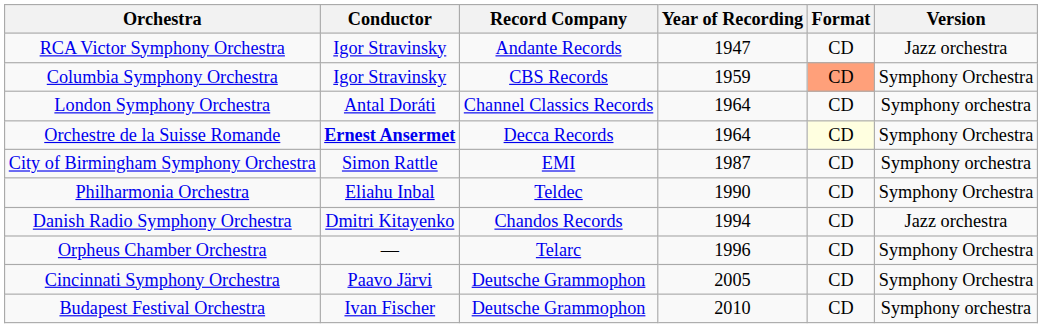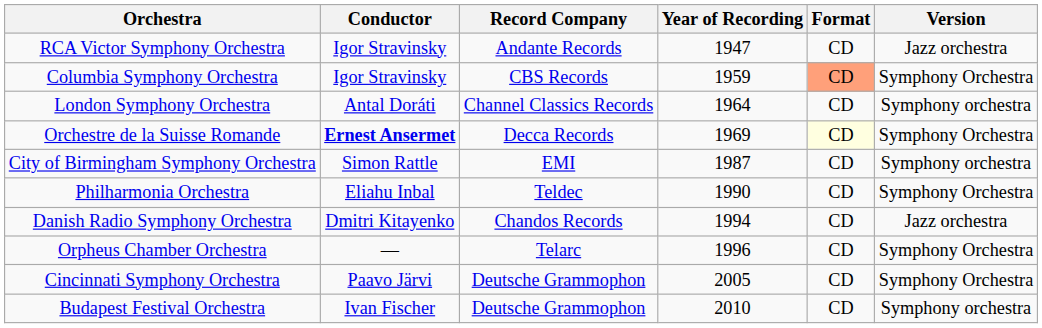(732, 134) 1964 -> (732, 134) 1969
